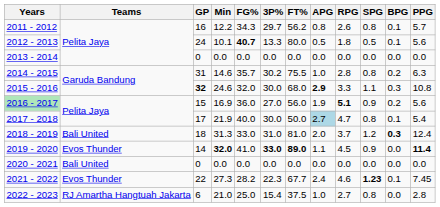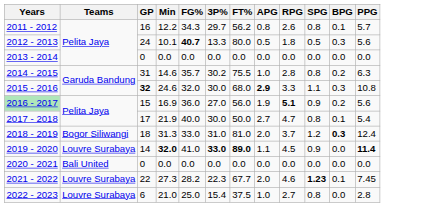(394, 42) 0.1 -> (339, 42) 0.3
(319, 118) lightblue background -> (264, 118) no background
(85, 133) Bali United -> (95, 133) Bogor Siliwangi
(92, 149) Evos Thunder -> (99, 149) Louvre Surabaya
(92, 179) Evos Thunder -> (99, 179) Louvre Surabaya
(319, 179) 2.4 -> (264, 179) 2.0
(126, 194) RJ Amartha Hangtuah Jakarta -> (99, 194) Louvre Surabaya
